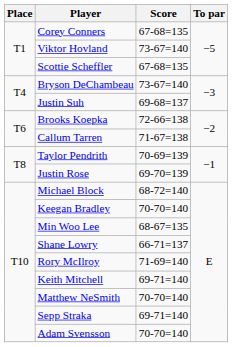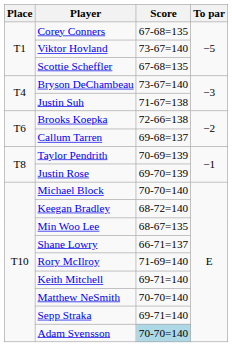(163, 102) 69-68=137 -> (163, 102) 71-67=138
(163, 137) 71-67=138 -> (163, 137) 69-68=137
(163, 191) 68-72=140 -> (163, 191) 70-70=140
(163, 208) 70-70=140 -> (163, 208) 68-72=140
(163, 333) no background -> (163, 333) lightblue background
